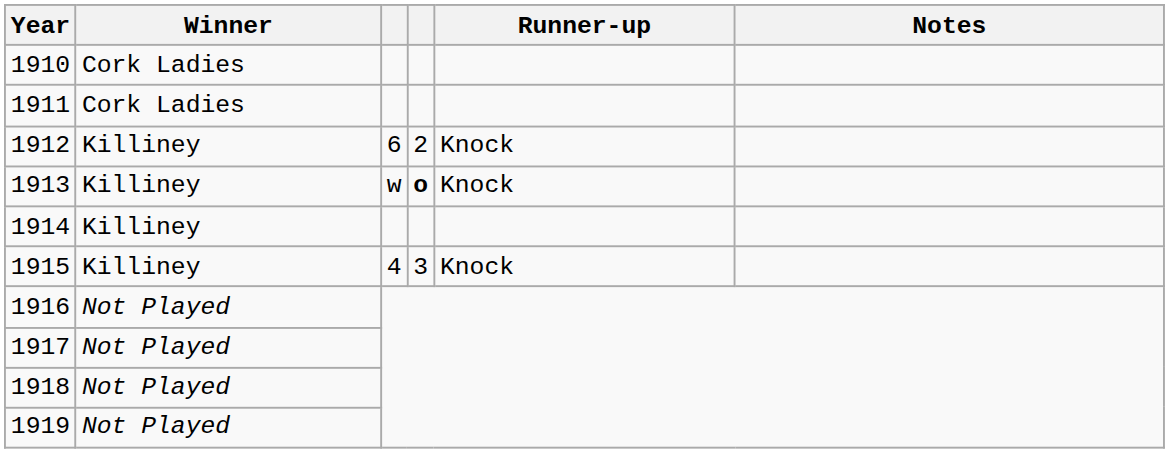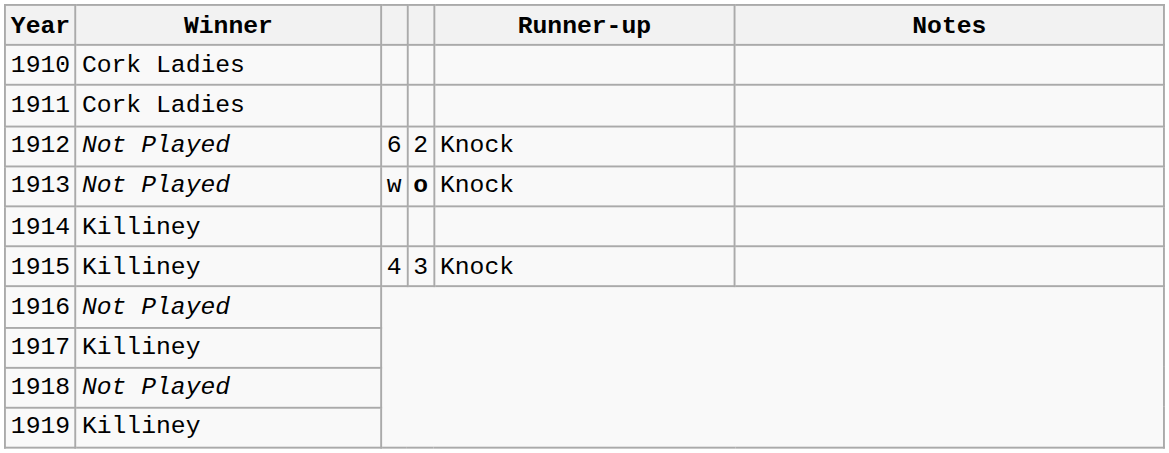(141, 146) Killiney -> (156, 146) Not Played
(141, 186) Killiney -> (156, 186) Not Played
(156, 347) Not Played -> (141, 347) Killiney
(156, 428) Not Played -> (141, 428) Killiney
